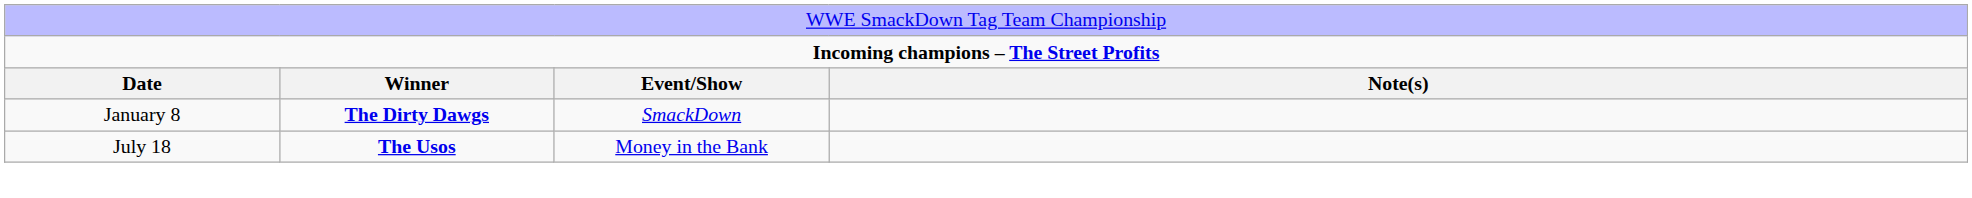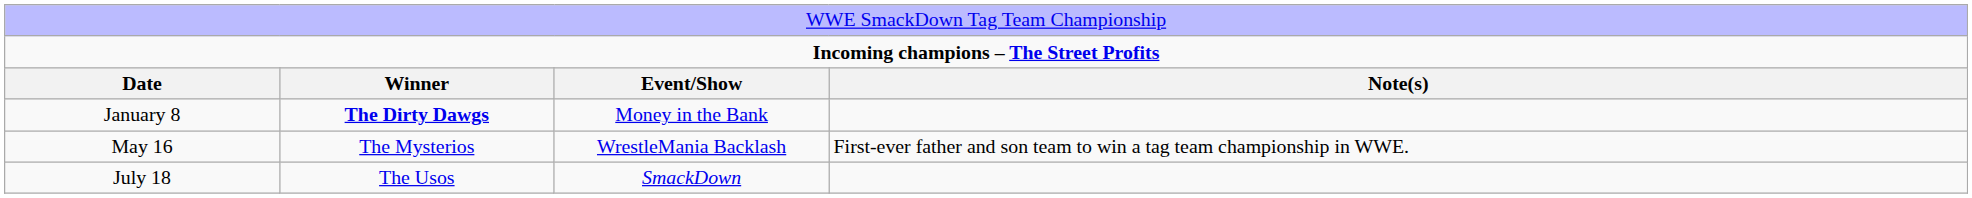(692, 114) SmackDown -> (692, 114) Money in the Bank
+ row: (142, 146)
(417, 146) bold -> (417, 177) normal
(692, 146) Money in the Bank -> (692, 177) SmackDown
